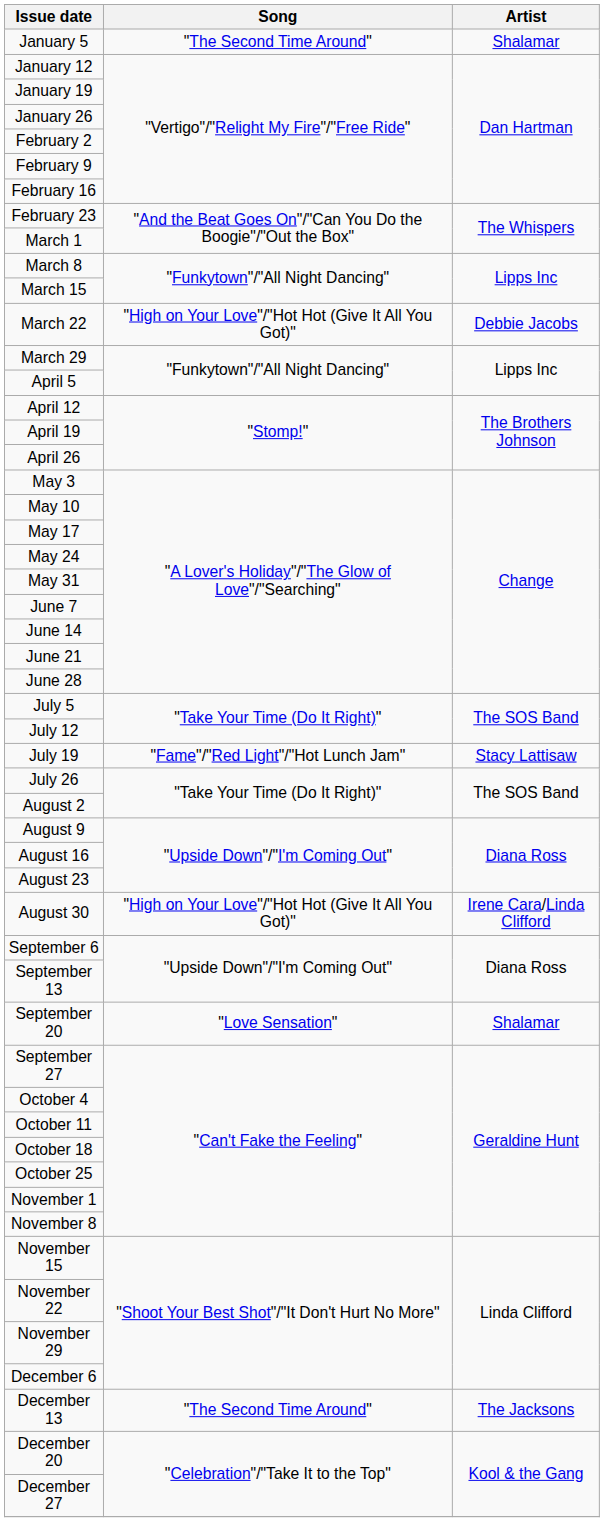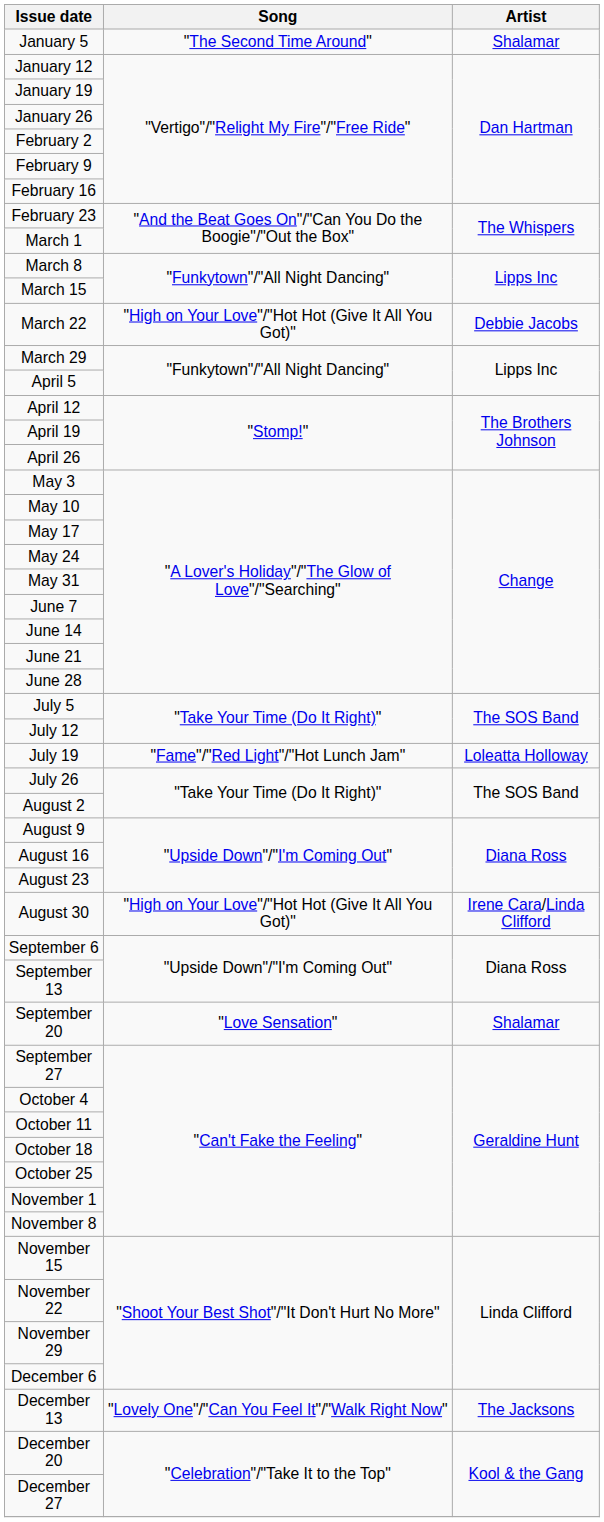(526, 755) Stacy Lattisaw -> (526, 755) Loleatta Holloway
(278, 1410) "The Second Time Around" -> (278, 1410) "Lovely One"/"Can You Feel It"/"Walk Right Now"
